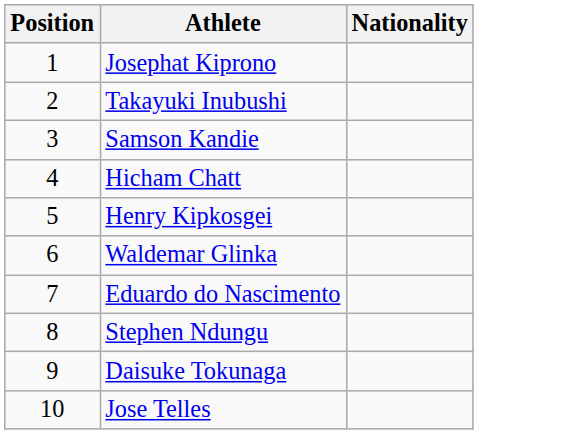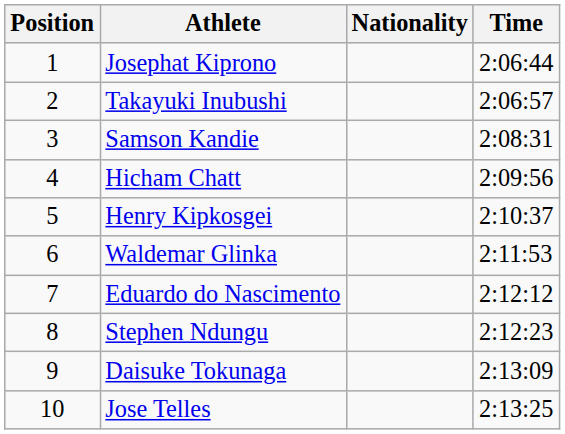+ column: (516, 23)
